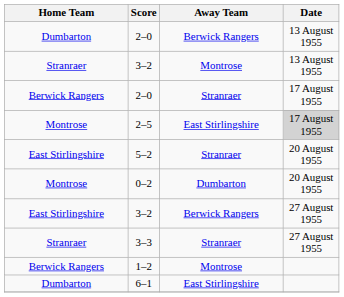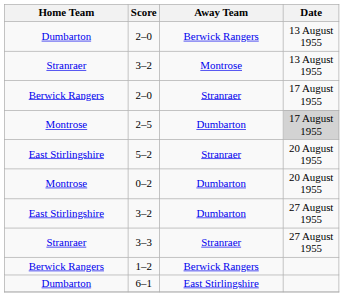(221, 124) East Stirlingshire -> (221, 124) Dumbarton
(221, 213) Berwick Rangers -> (221, 213) Dumbarton
(221, 266) Montrose -> (221, 266) Berwick Rangers
